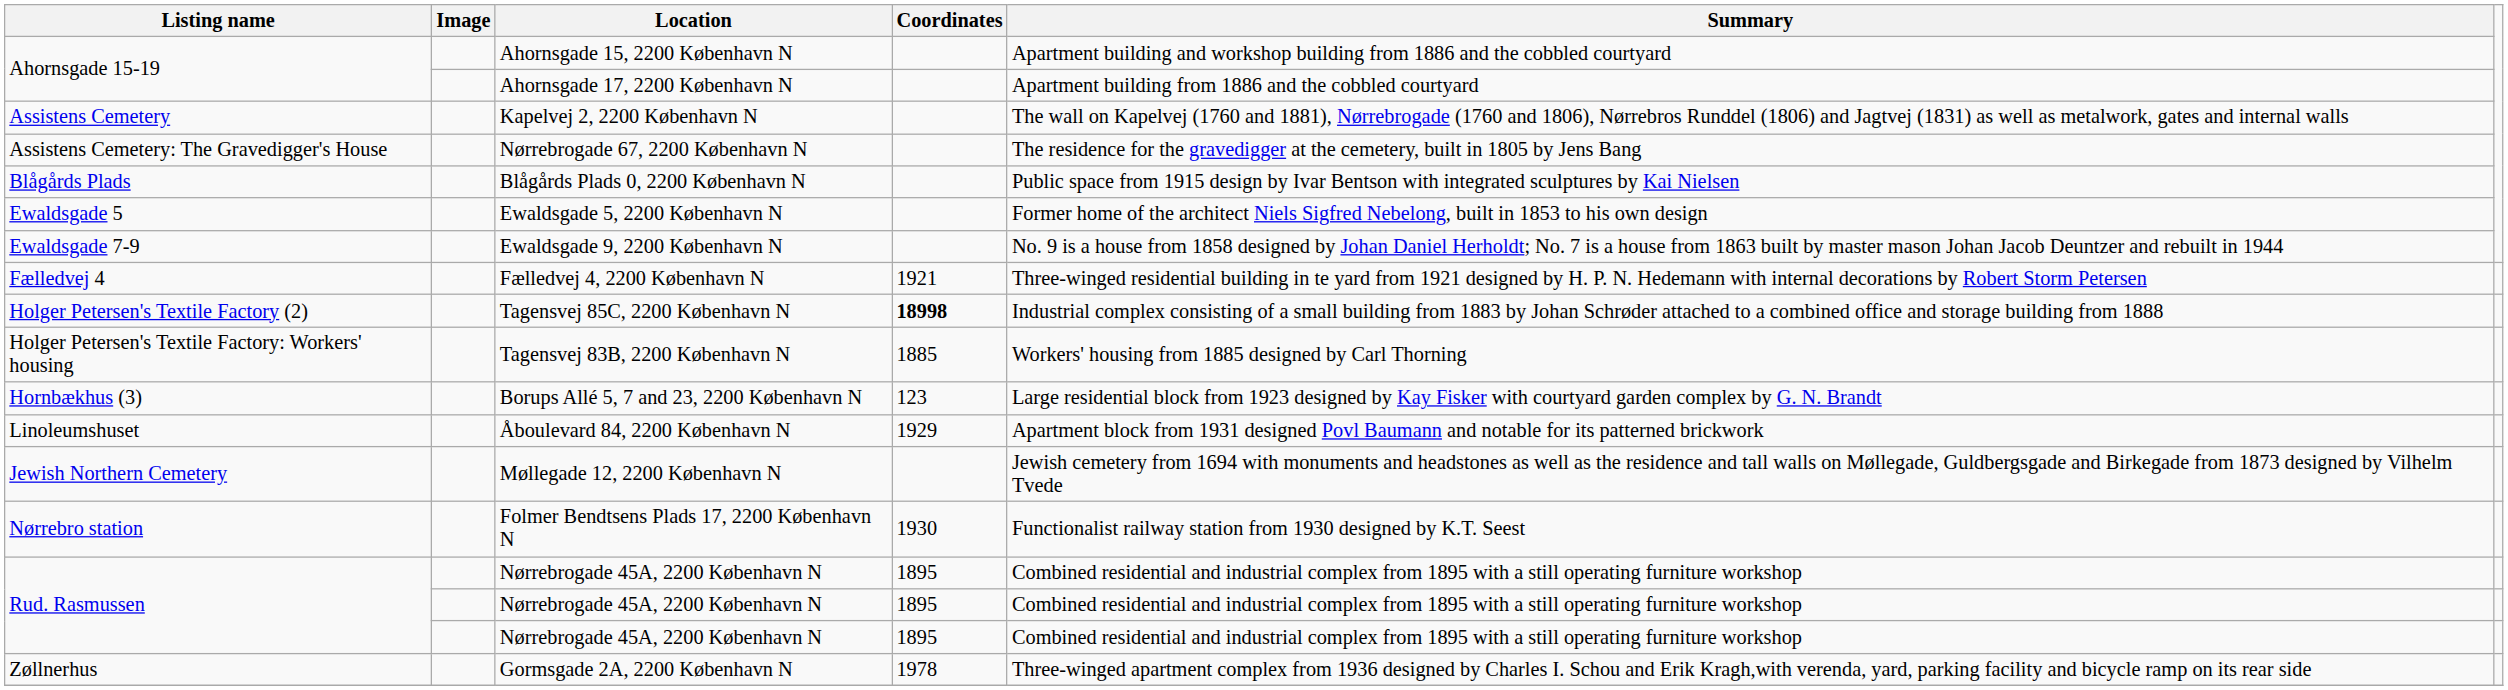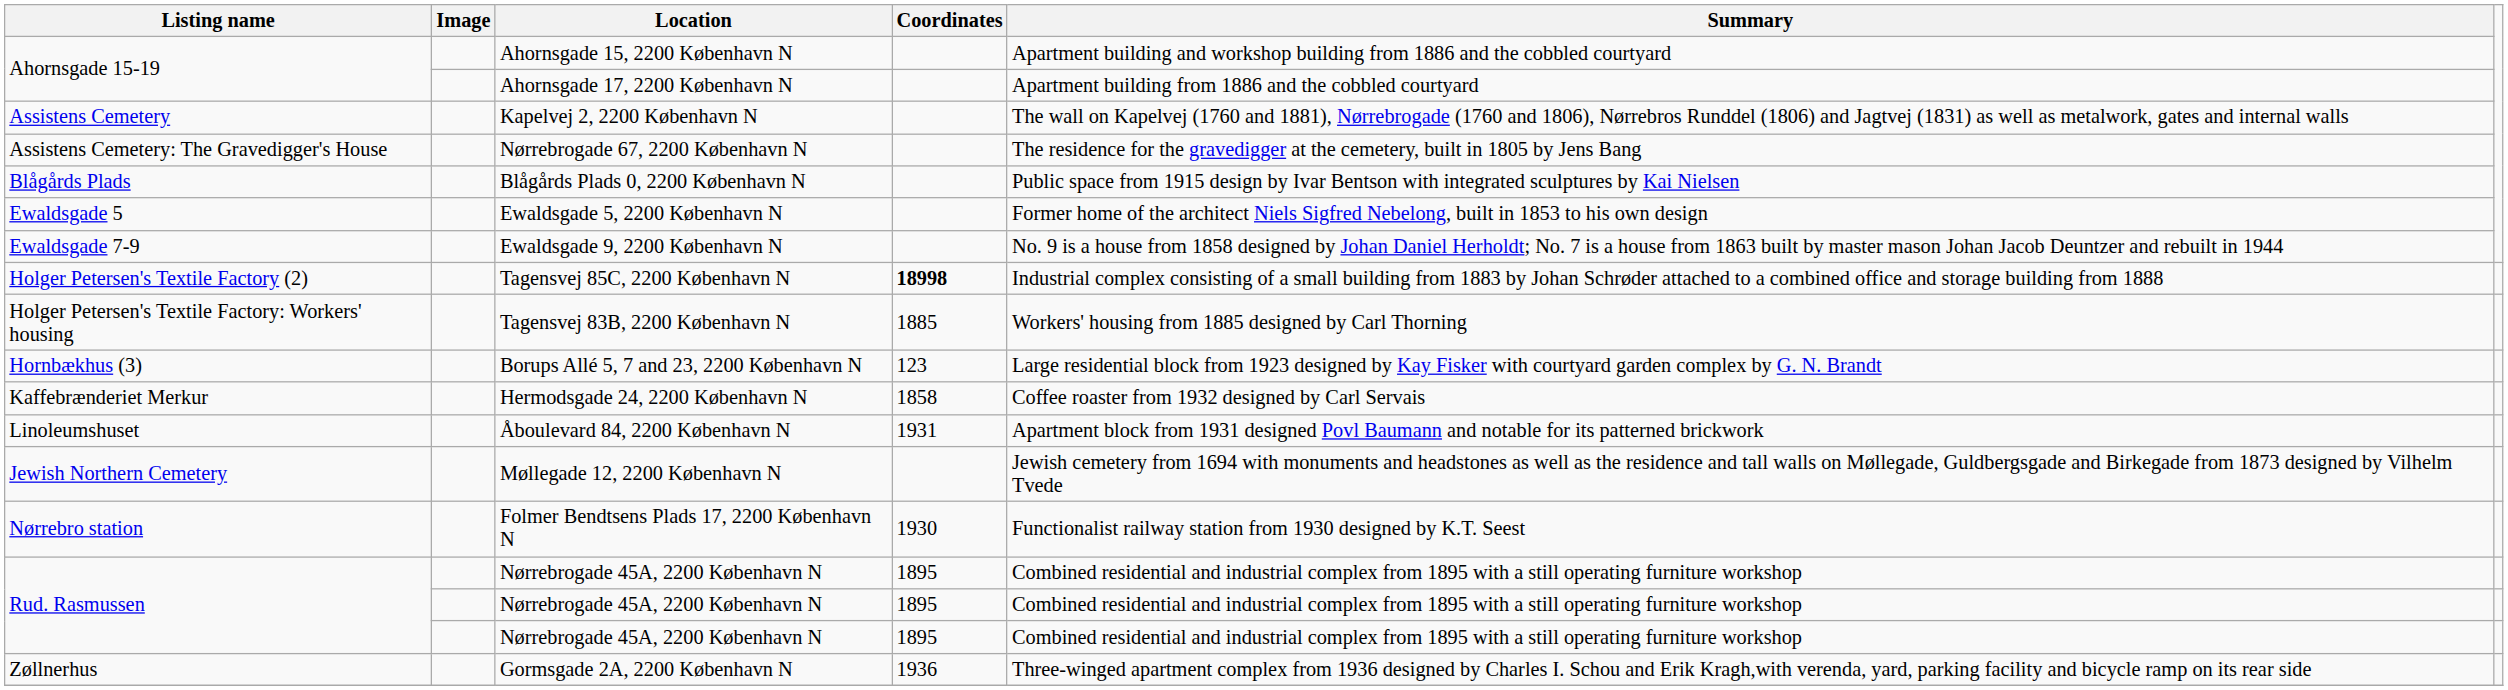- row: (57, 278)
+ row: (109, 397)
(917, 430) 1929 -> (917, 430) 1931
(917, 669) 1978 -> (917, 669) 1936
